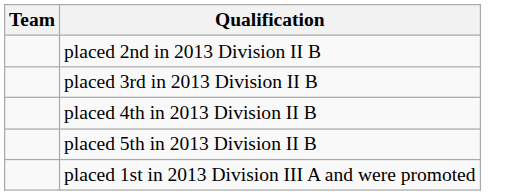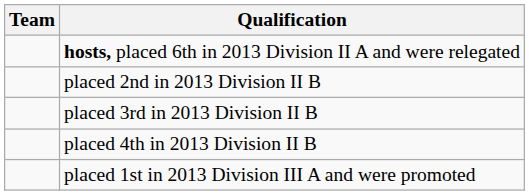+ row: (292, 50)
- row: (190, 143)
